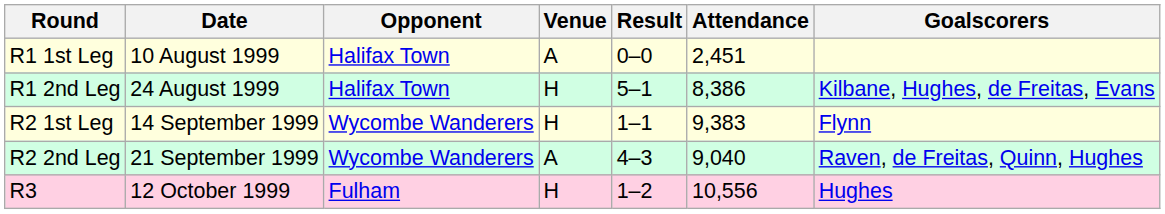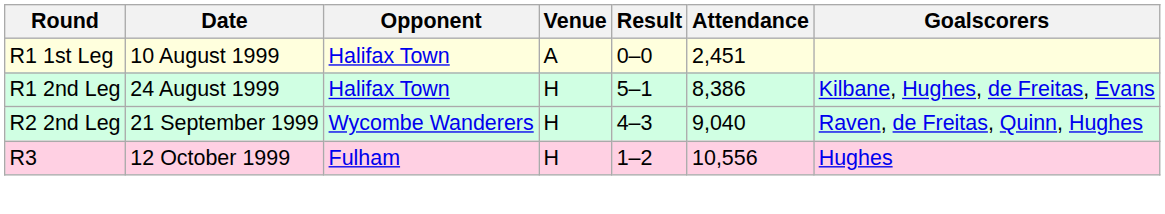- row: (61, 123)
(551, 157) A -> (551, 123) H
